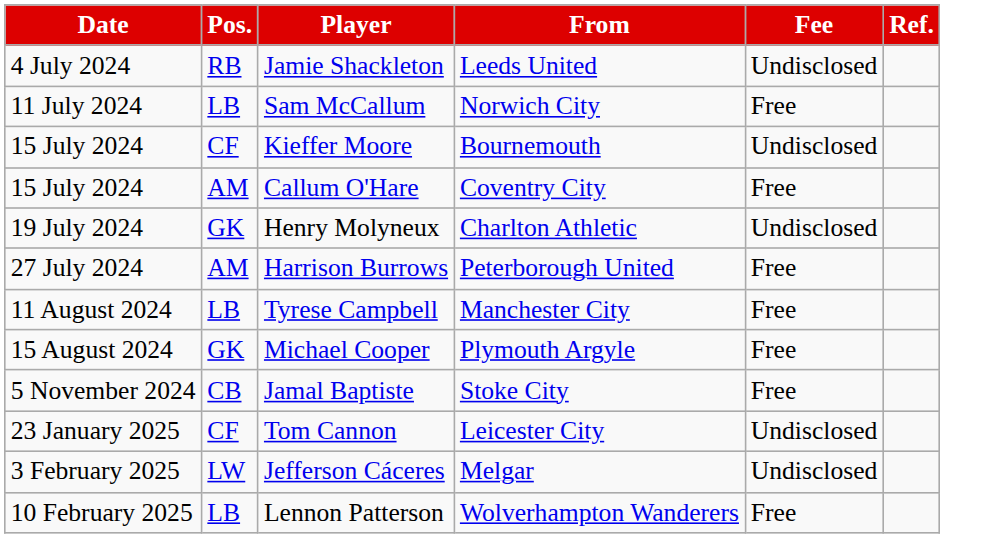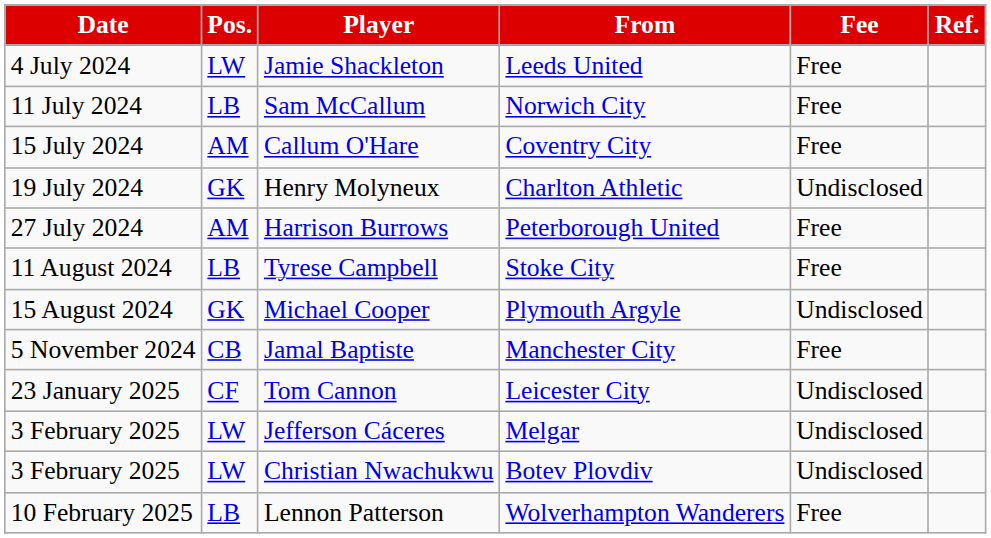(224, 65) RB -> (226, 65) LW
(814, 65) Undisclosed -> (819, 65) Free
- row: (338, 146)
(545, 308) Manchester City -> (560, 268) Stoke City
(774, 349) Free -> (860, 308) Undisclosed
(514, 390) Stoke City -> (590, 349) Manchester City
+ row: (379, 471)
